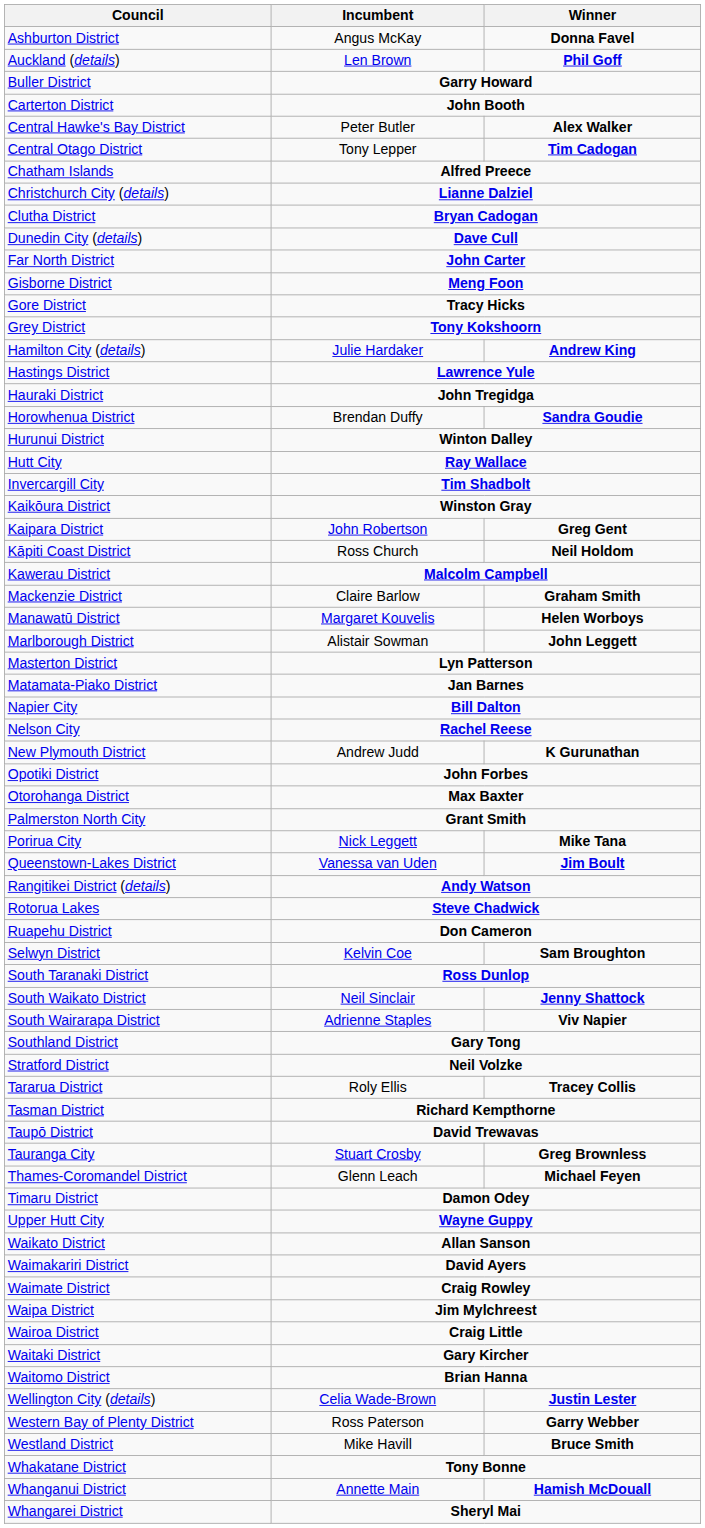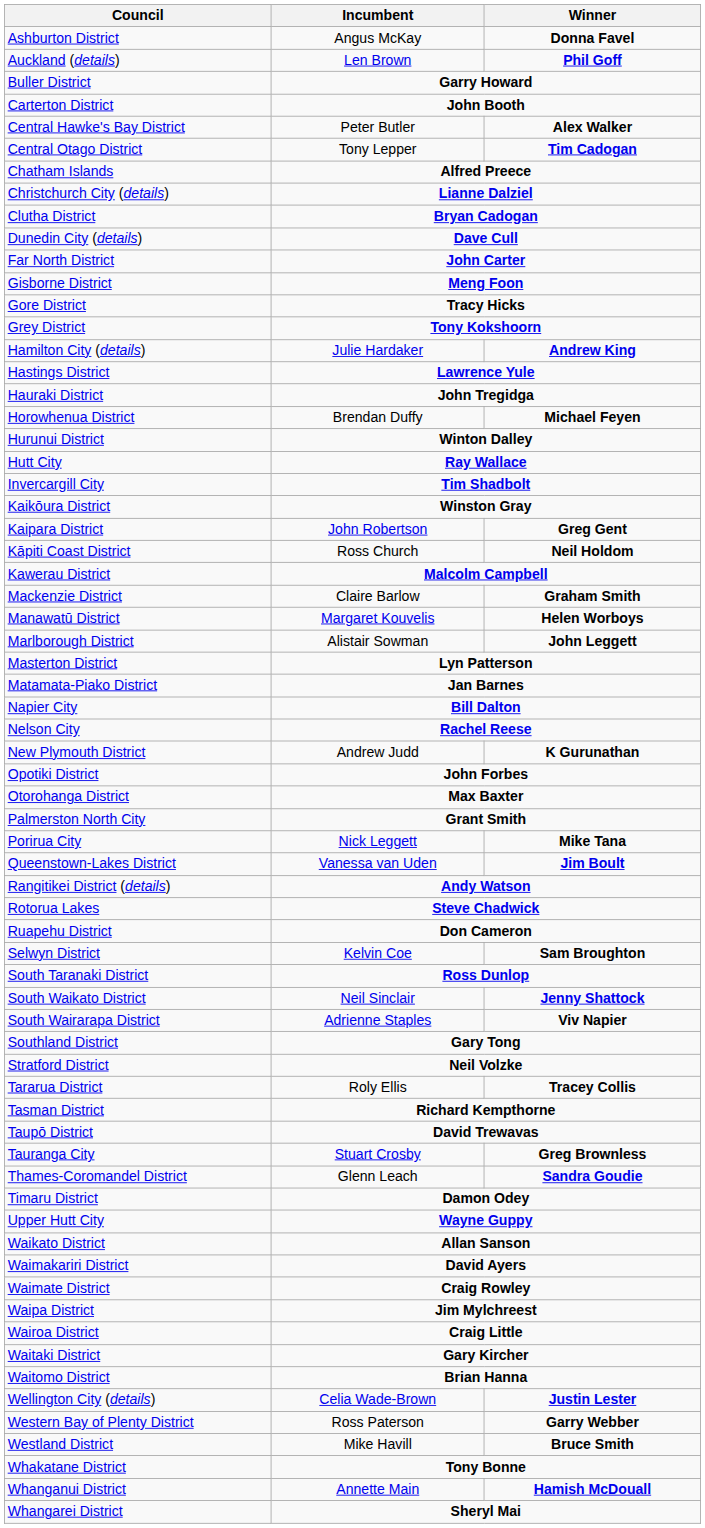(592, 417) Sandra Goudie -> (592, 417) Michael Feyen
(592, 1176) Michael Feyen -> (592, 1176) Sandra Goudie
